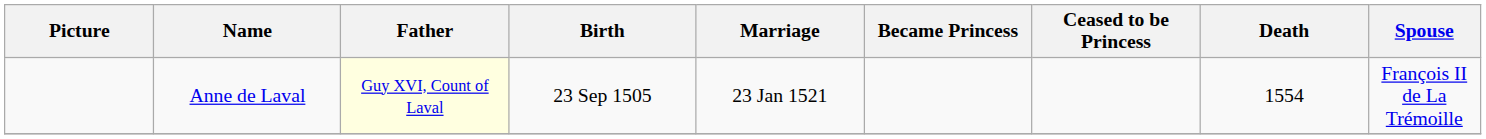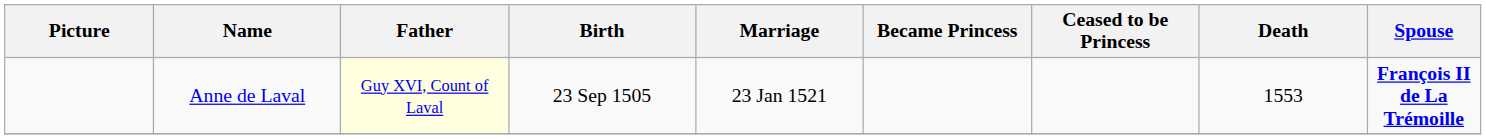(1284, 95) 1554 -> (1283, 95) 1553
(1424, 95) normal -> (1424, 95) bold
